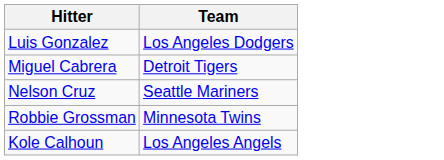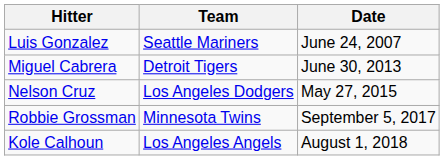+ column: (368, 17)
(218, 42) Los Angeles Dodgers -> (201, 42) Seattle Mariners
(201, 92) Seattle Mariners -> (218, 92) Los Angeles Dodgers
